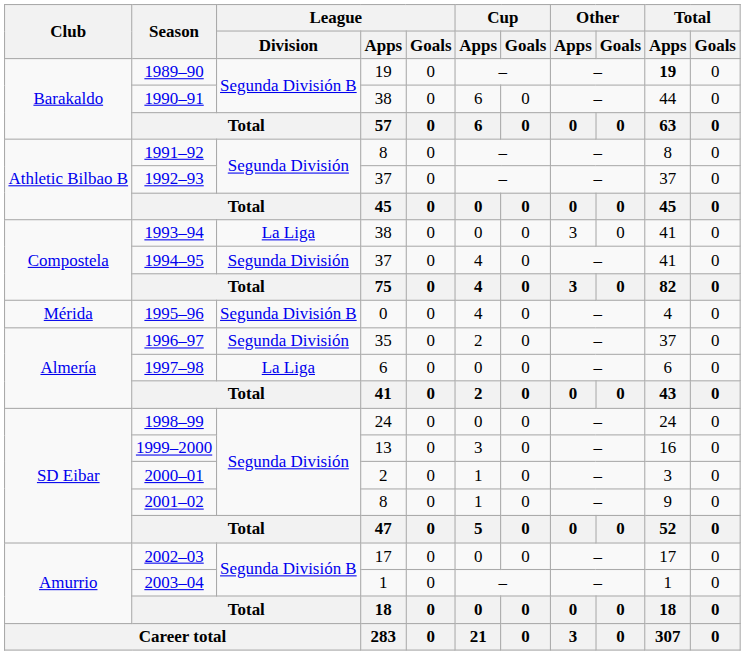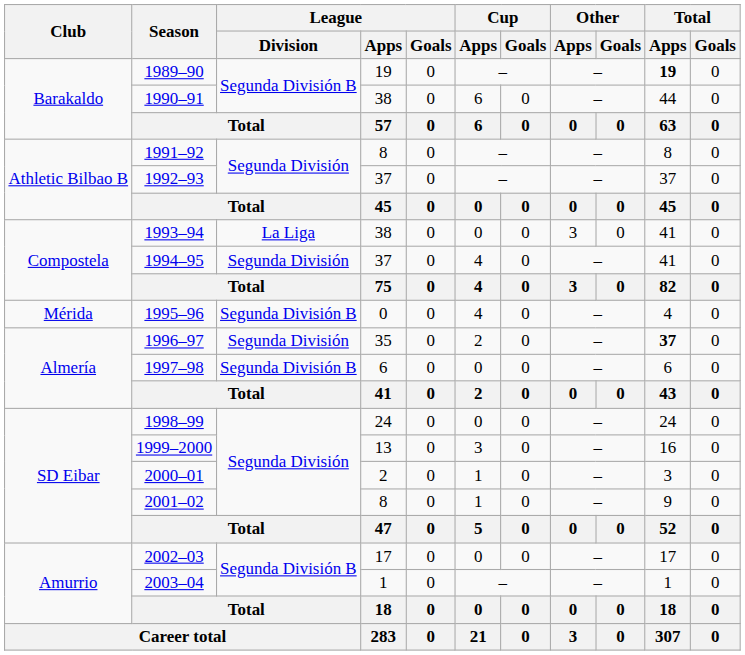(668, 340) normal -> (668, 340) bold
(288, 367) La Liga -> (288, 367) Segunda División B
